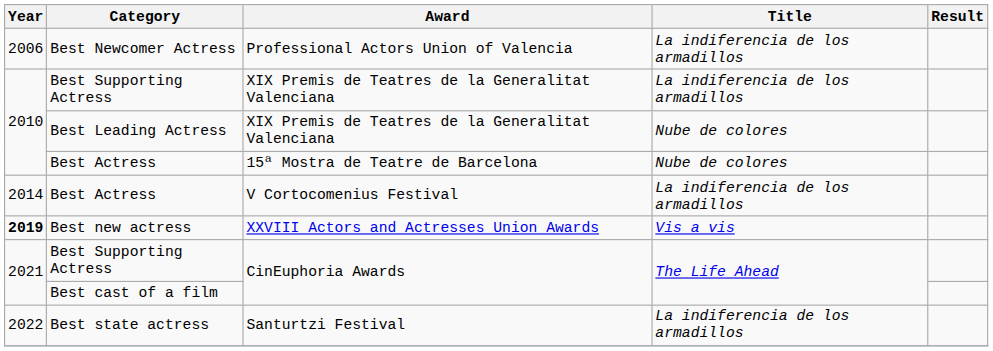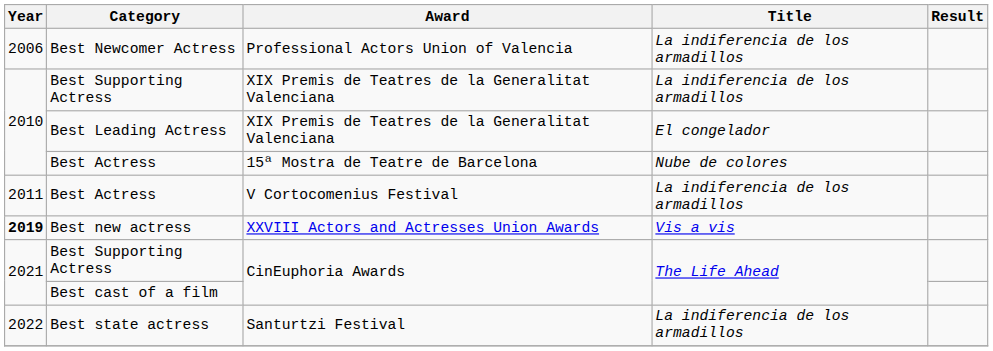(721, 131) Nube de colores -> (713, 131) El congelador
(26, 196) 2014 -> (26, 196) 2011
